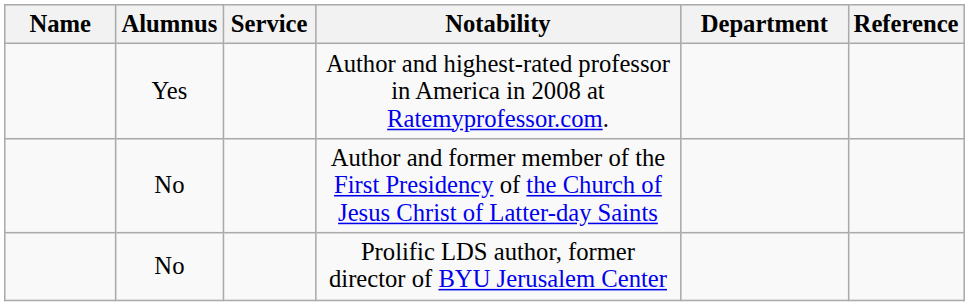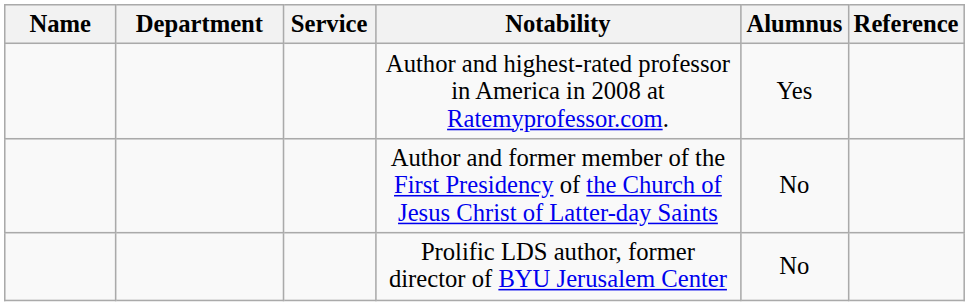columns swapped: (764, 24) <-> (169, 24)
